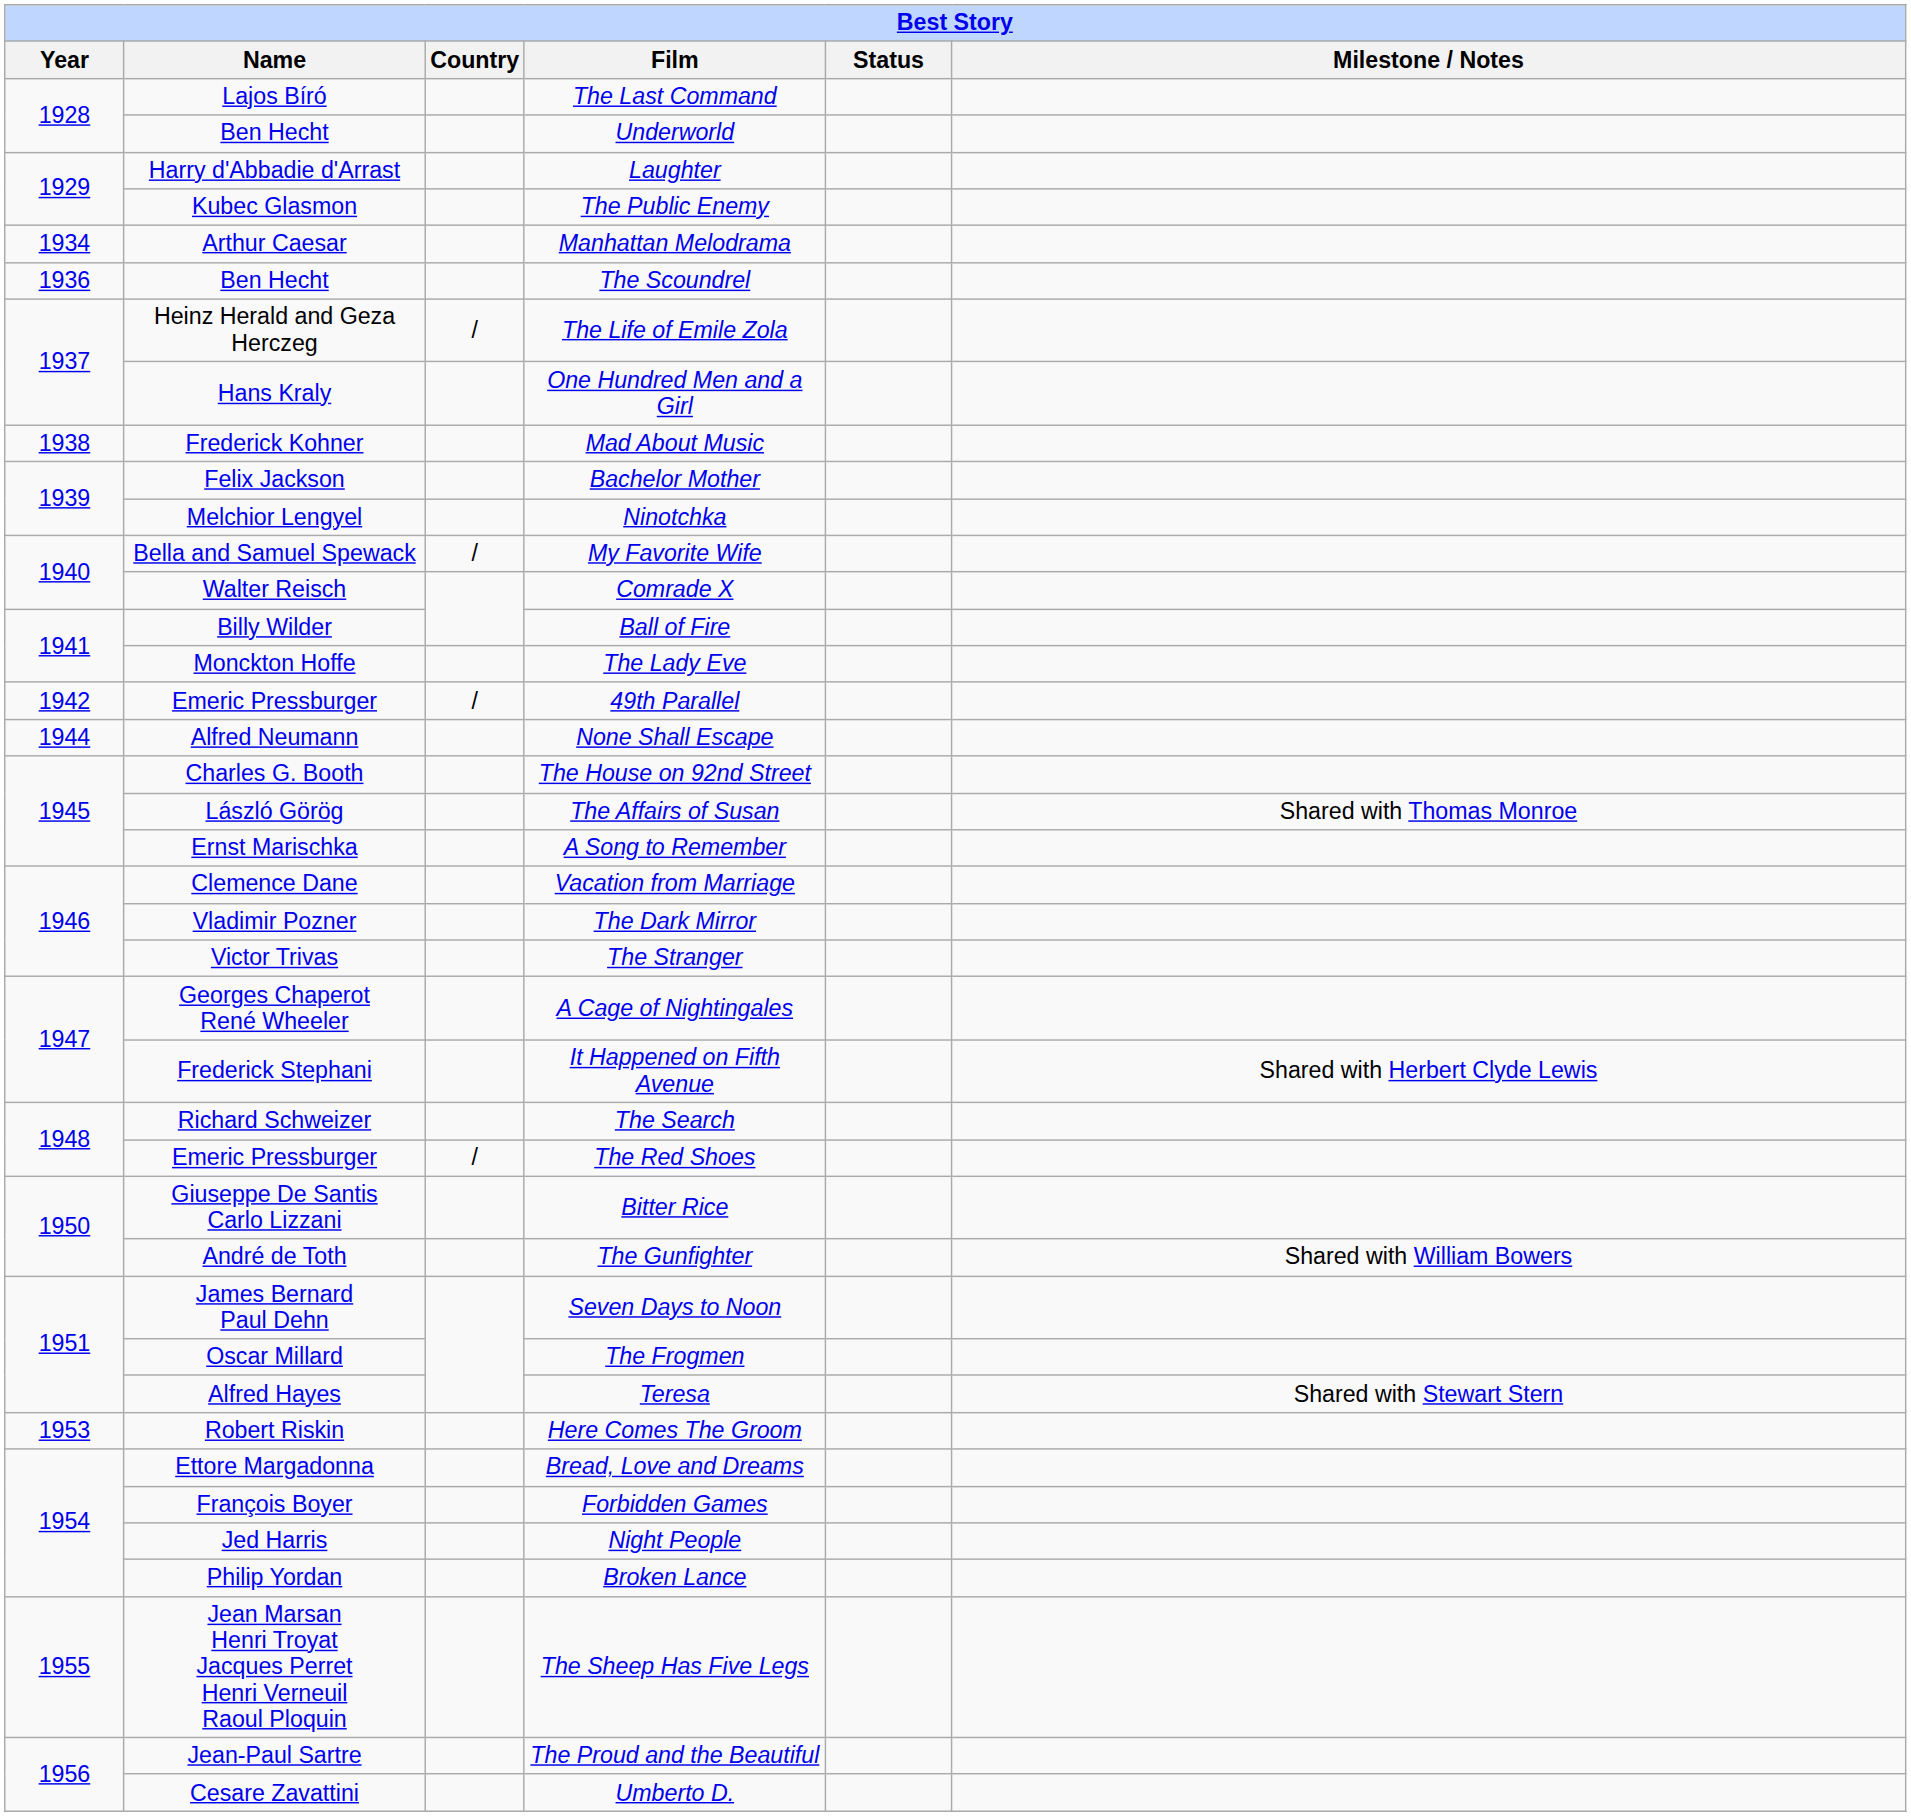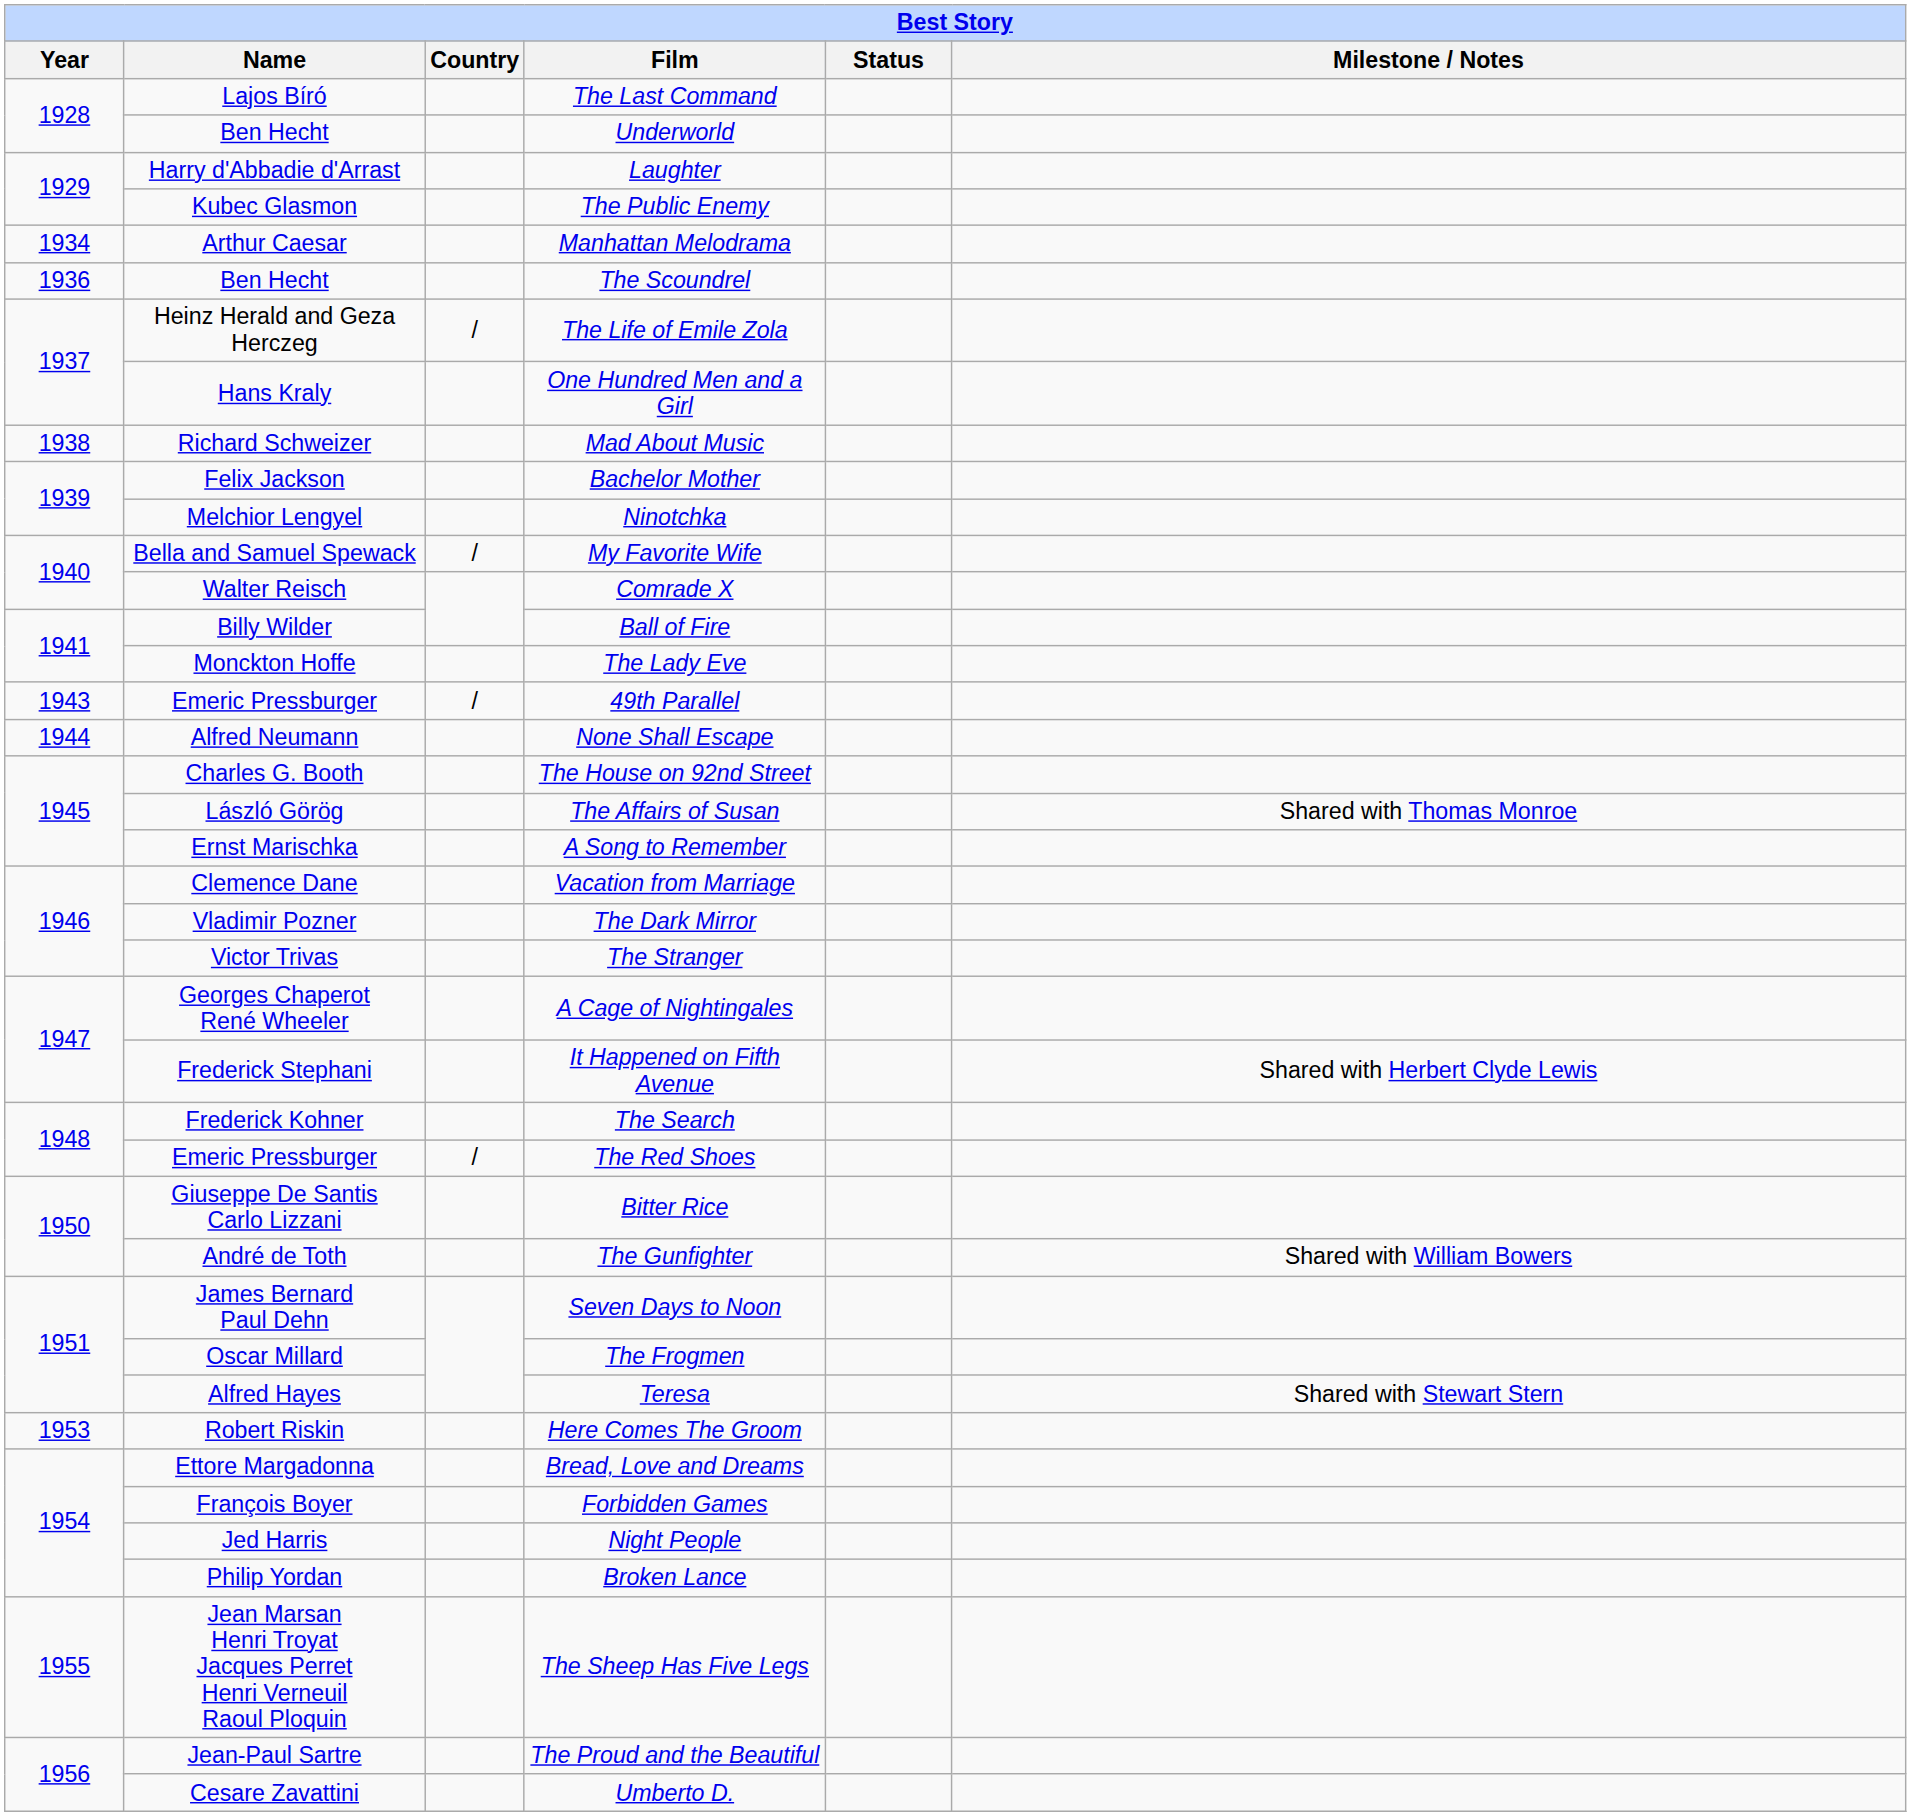(275, 443) Frederick Kohner -> (275, 443) Richard Schweizer
(64, 700) 1942 -> (64, 700) 1943
(275, 1120) Richard Schweizer -> (275, 1120) Frederick Kohner
